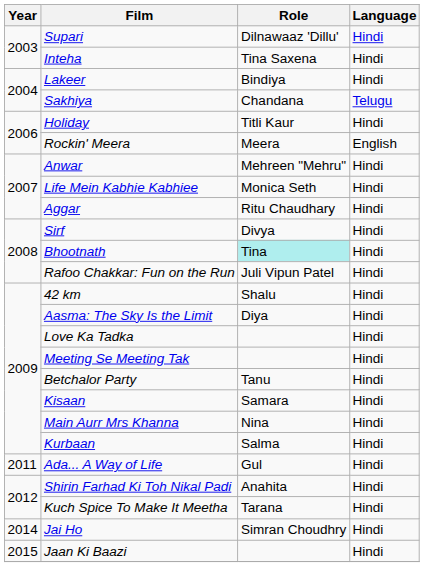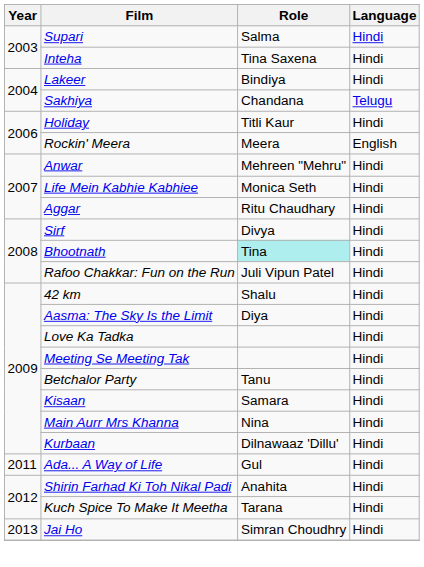(290, 37) Dilnawaaz 'Dillu' -> (260, 37) Salma
(260, 444) Salma -> (290, 444) Dilnawaaz 'Dillu'
(23, 529) 2014 -> (23, 529) 2013
- row: (85, 551)
